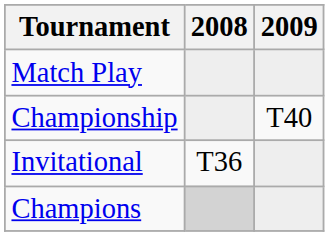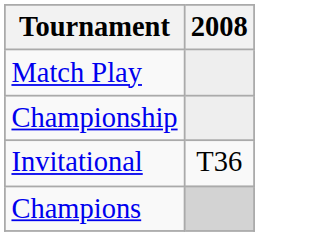- column: (289, 27)
